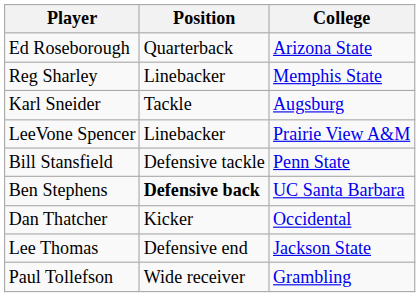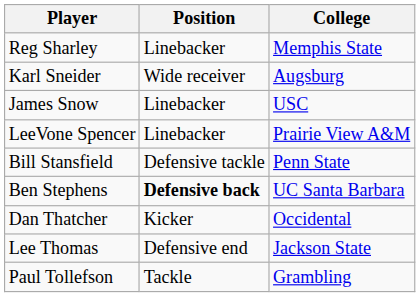- row: (69, 47)
(168, 104) Tackle -> (194, 76) Wide receiver
+ row: (54, 104)
(194, 276) Wide receiver -> (168, 276) Tackle
